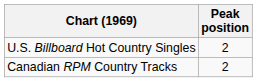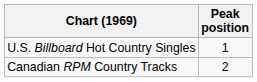(225, 47) 2 -> (225, 47) 1
